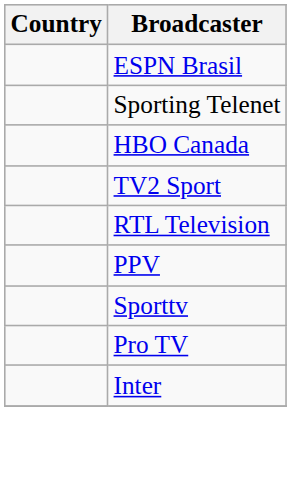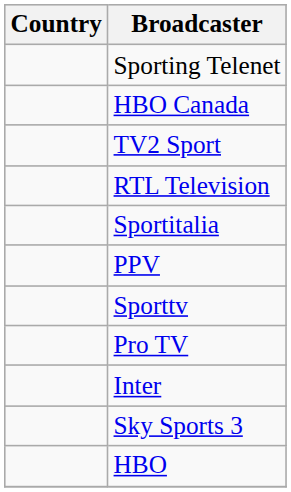- row: (178, 64)
+ row: (166, 225)
+ row: (178, 425)
+ row: (140, 465)
